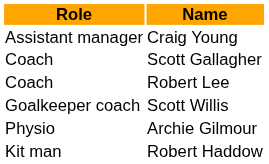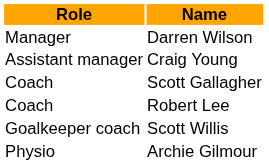+ row: (200, 37)
- row: (205, 151)
